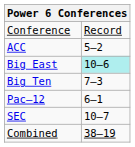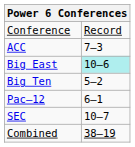(93, 47) 5–2 -> (93, 47) 7–3
(93, 82) 7–3 -> (93, 82) 5–2
